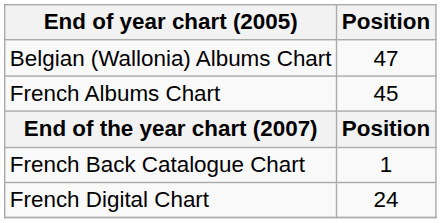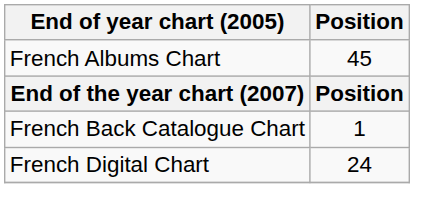- row: (171, 57)
